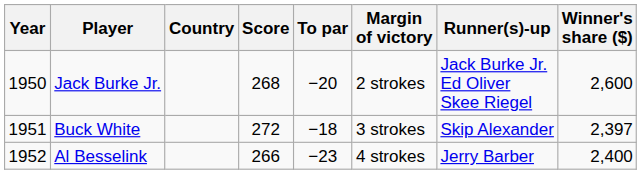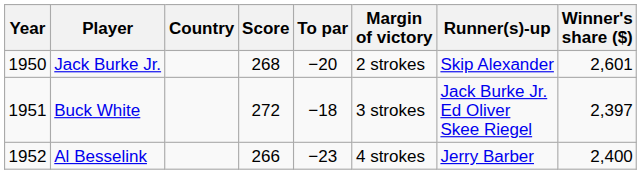(494, 83) Jack Burke Jr. Ed Oliver Skee Riegel -> (497, 64) Skip Alexander
(612, 83) 2,600 -> (612, 64) 2,601
(497, 129) Skip Alexander -> (494, 110) Jack Burke Jr. Ed Oliver Skee Riegel
